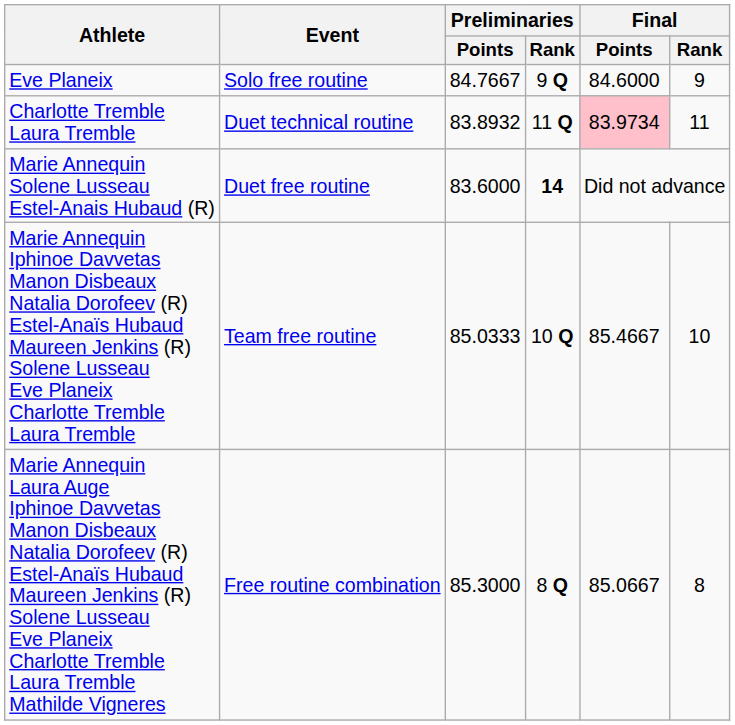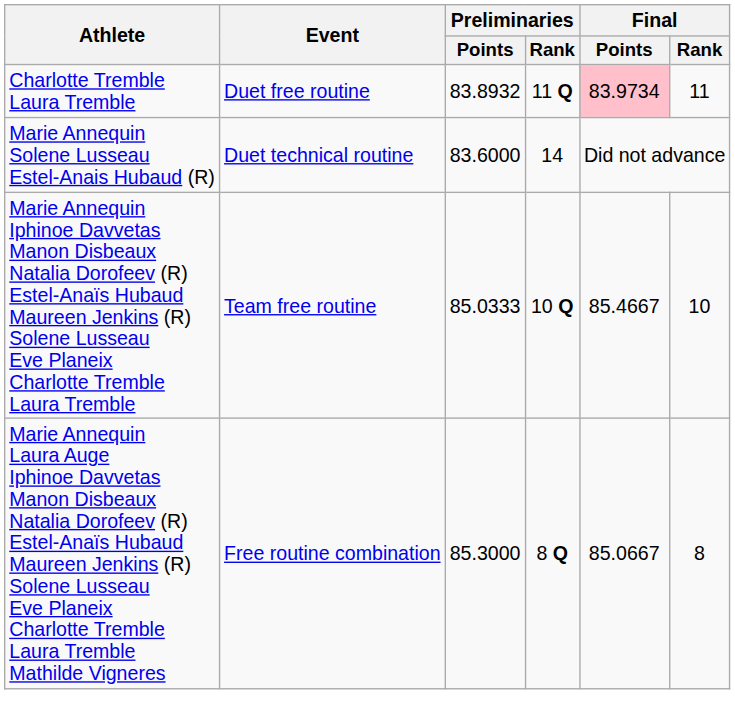- row: (61, 81)
(319, 122) Duet technical routine -> (297, 92) Duet free routine
(297, 186) Duet free routine -> (319, 155) Duet technical routine
(552, 186) bold -> (552, 155) normal
